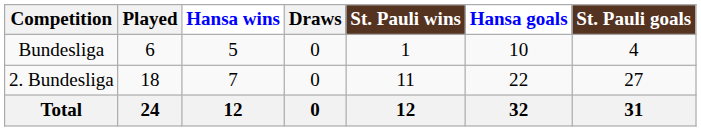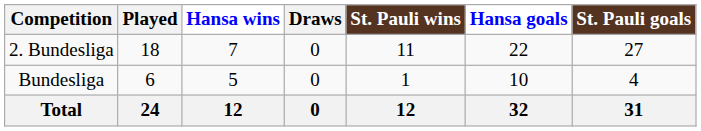rows swapped: (61, 49) <-> (61, 79)
